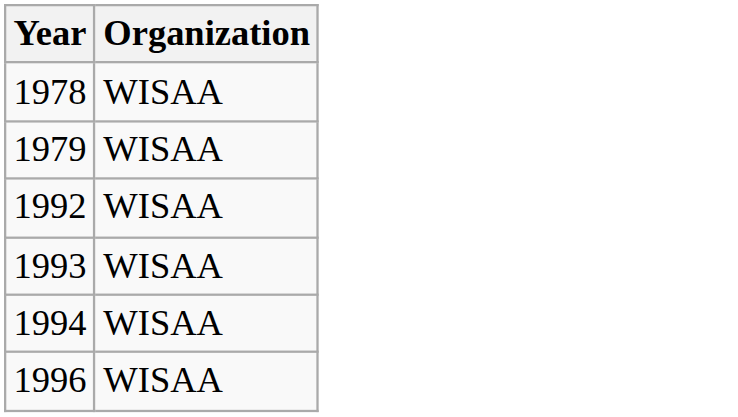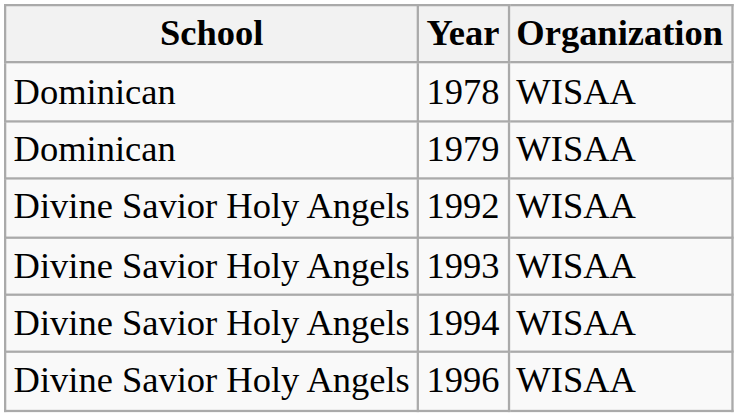+ column: (212, 33)
